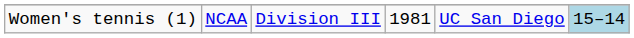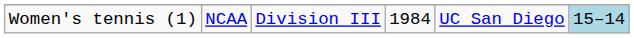(410, 19) 1981 -> (410, 19) 1984
